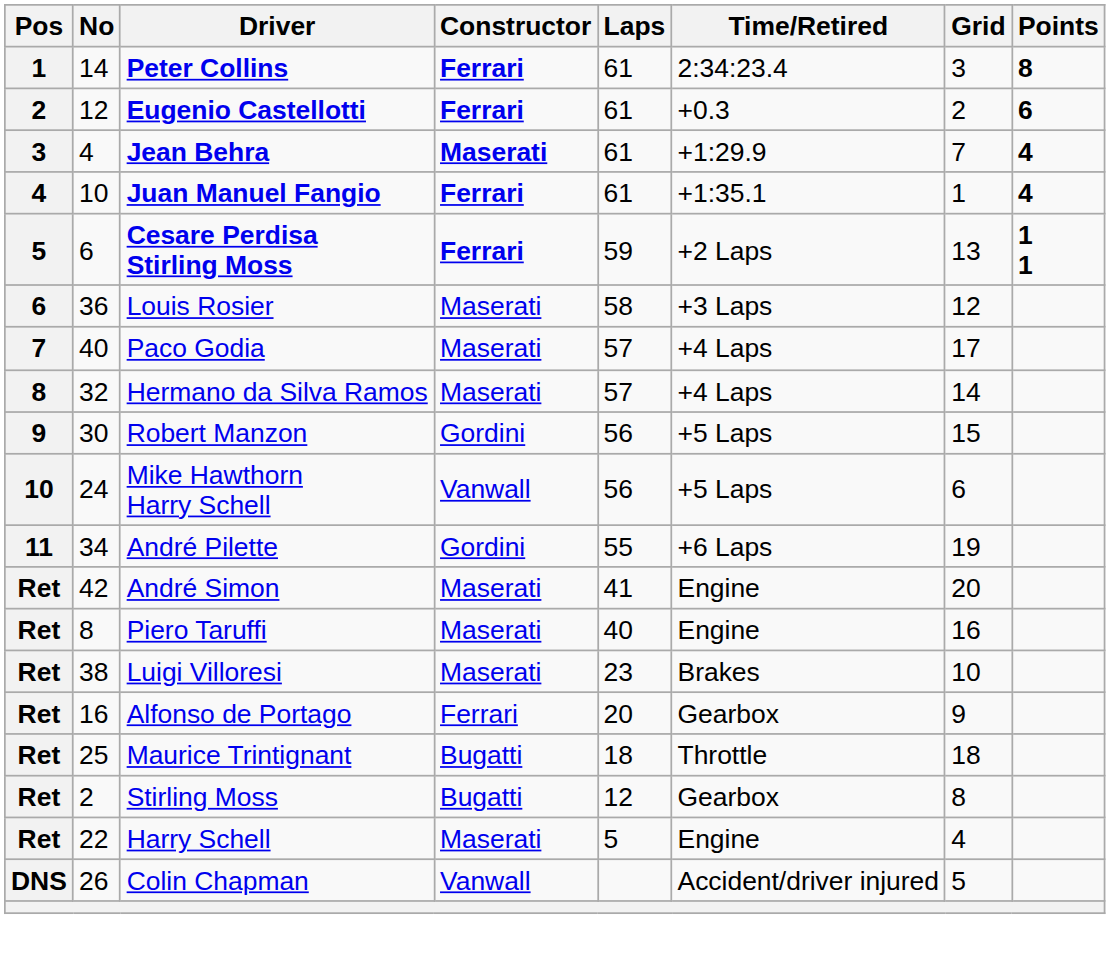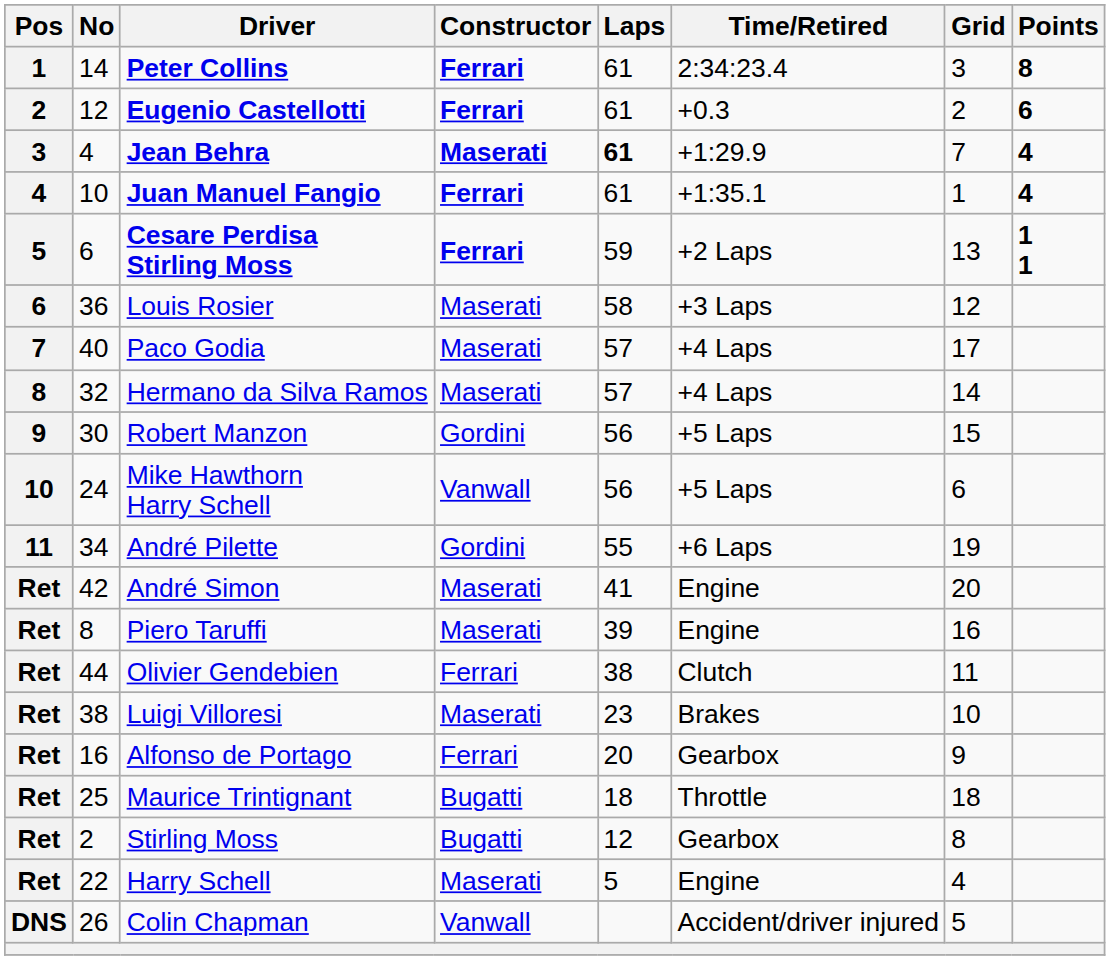(618, 152) normal -> (618, 152) bold
(618, 629) 40 -> (618, 629) 39
+ row: (232, 671)
